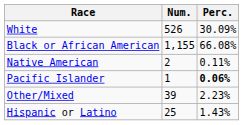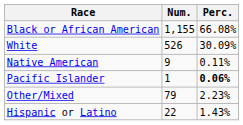rows swapped: (22, 29) <-> (83, 46)
(167, 62) 2 -> (167, 62) 9
(170, 95) 39 -> (170, 95) 79
(170, 112) 25 -> (170, 112) 22
